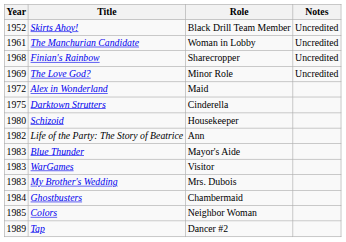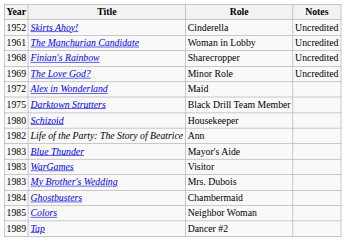(239, 27) Black Drill Team Member -> (208, 27) Cinderella
(208, 105) Cinderella -> (239, 105) Black Drill Team Member
